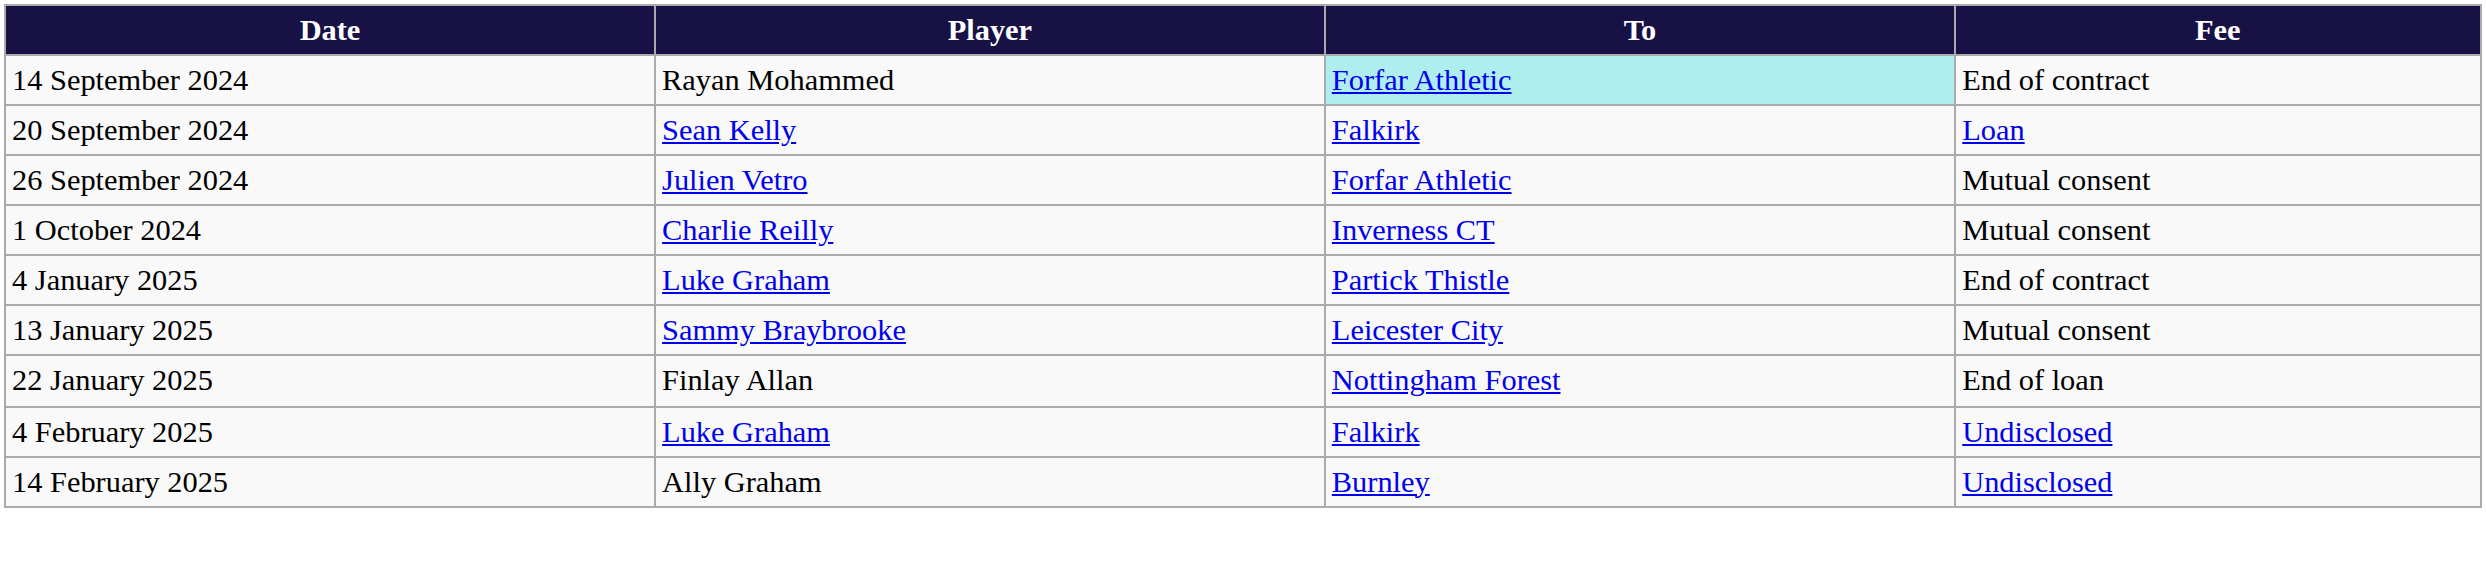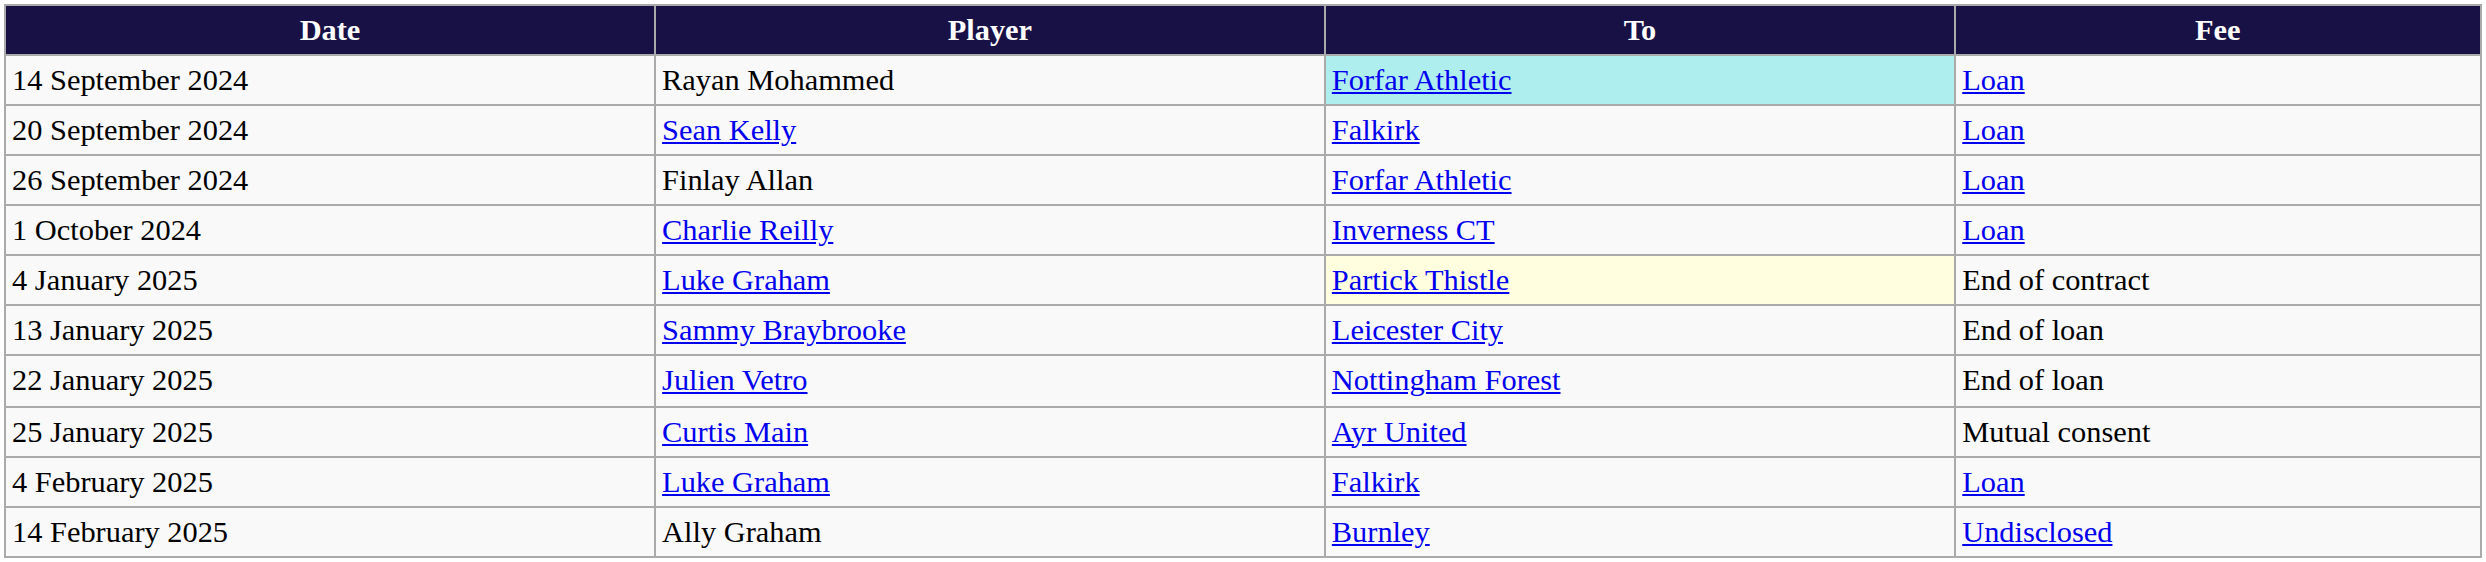(2056, 79) End of contract -> (1993, 79) Loan
(735, 180) Julien Vetro -> (738, 180) Finlay Allan
(2056, 180) Mutual consent -> (1993, 180) Loan
(2056, 230) Mutual consent -> (1993, 230) Loan
(1421, 280) no background -> (1421, 280) lightyellow background
(2056, 330) Mutual consent -> (2033, 330) End of loan
(738, 380) Finlay Allan -> (735, 380) Julien Vetro
+ row: (112, 430)
(2037, 430) Undisclosed -> (1993, 480) Loan
